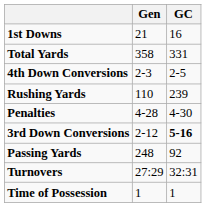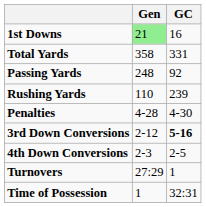(141, 34) no background -> (141, 34) lightgreen background
rows swapped: (44, 152) <-> (68, 73)
(183, 172) 32:31 -> (172, 172) 1
(172, 192) 1 -> (183, 192) 32:31
